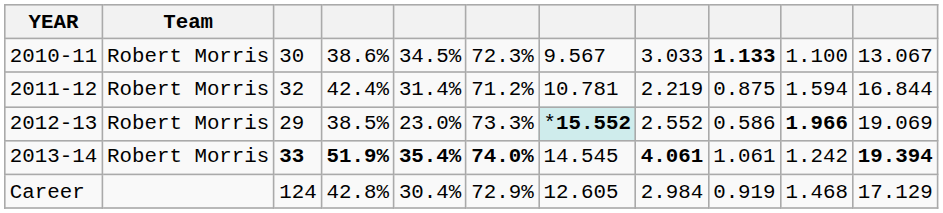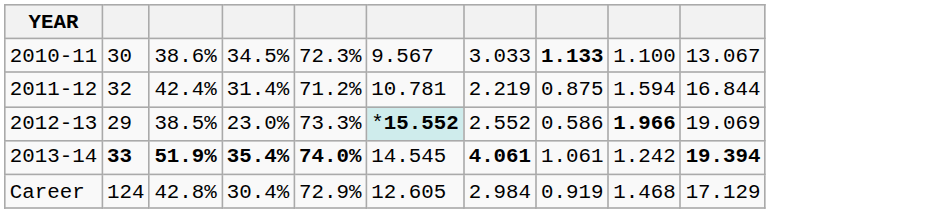- column: (188, 22)
